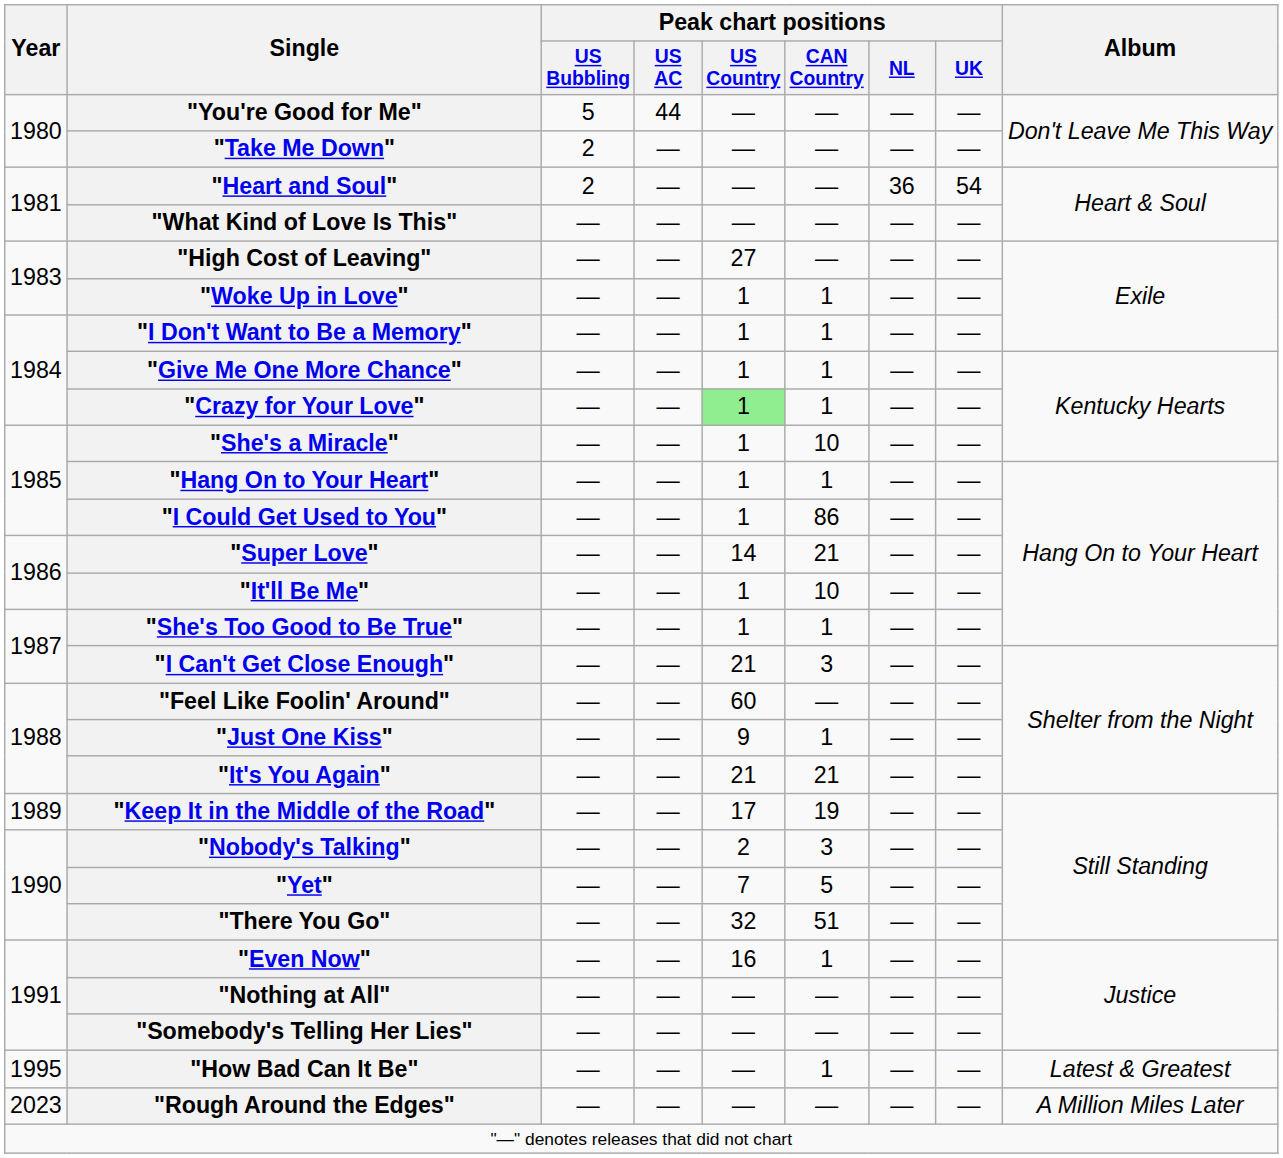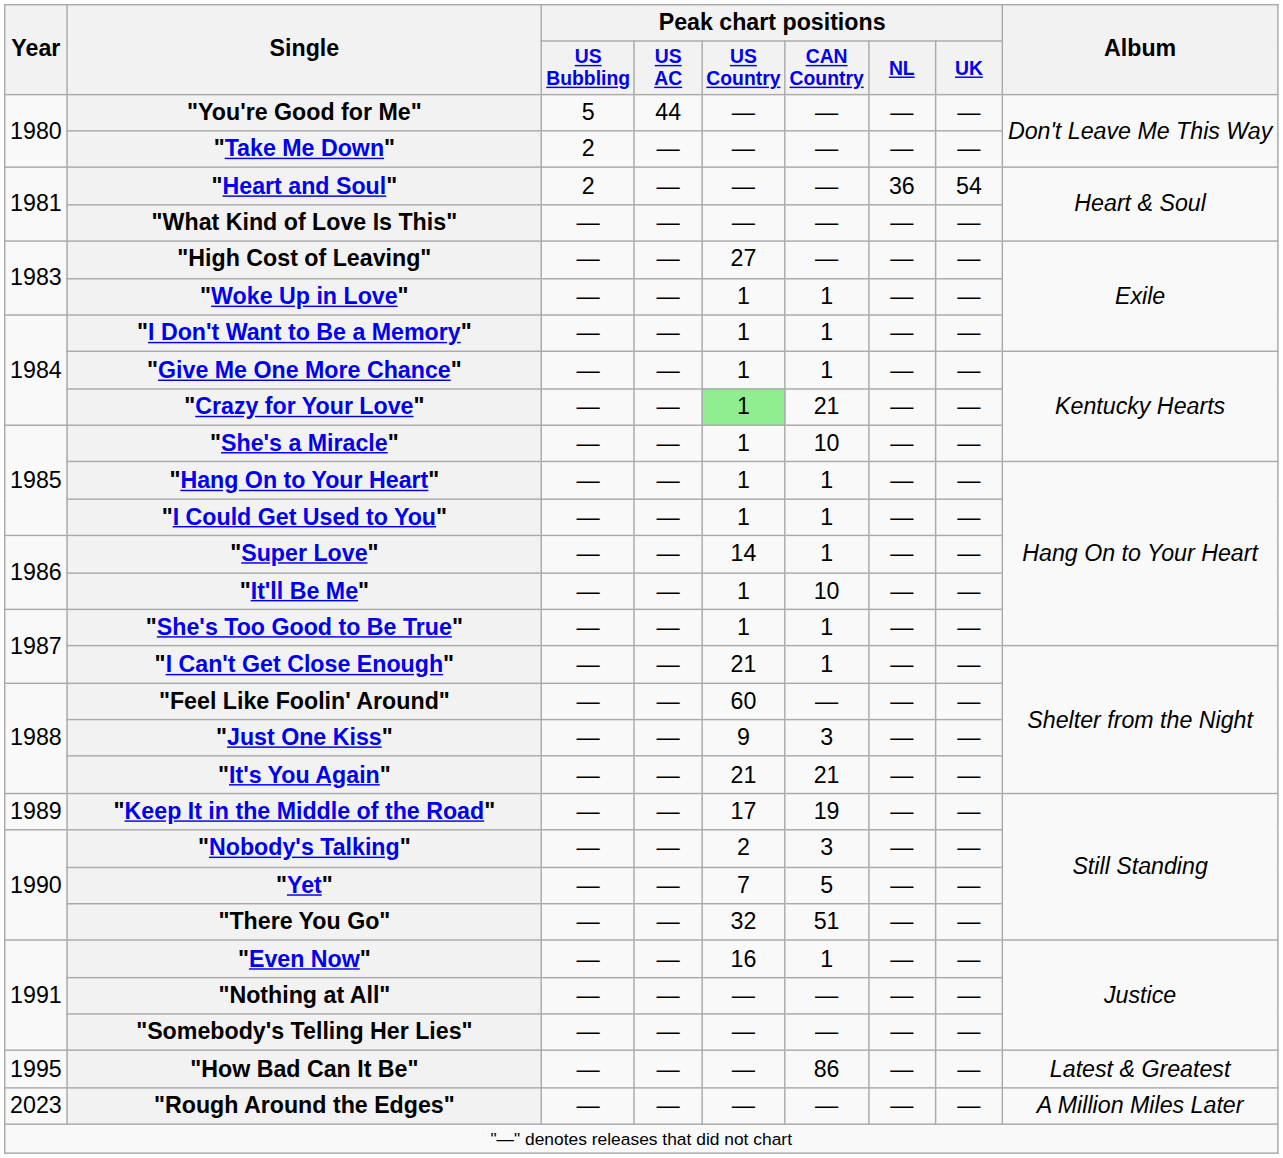(827, 406) 1 -> (827, 406) 21
(827, 517) 86 -> (827, 517) 1
(827, 553) 21 -> (827, 553) 1
(827, 664) 3 -> (827, 664) 1
(827, 737) 1 -> (827, 737) 3
(827, 1068) 1 -> (827, 1068) 86
